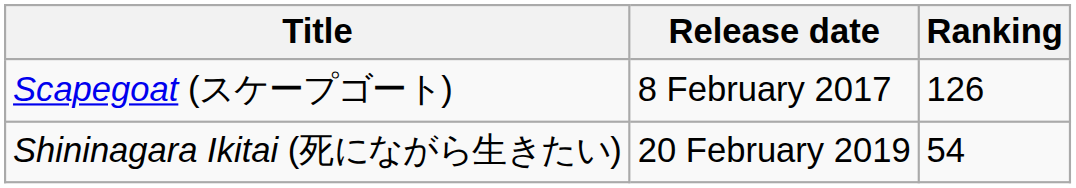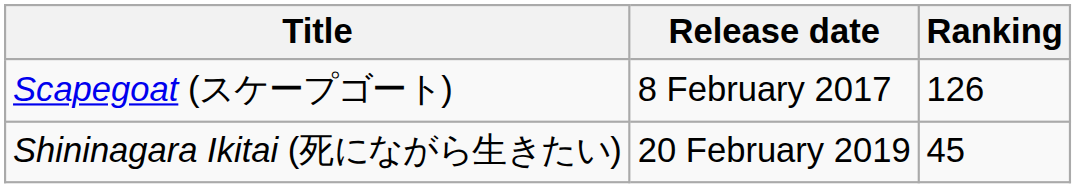(946, 151) 54 -> (946, 151) 45
